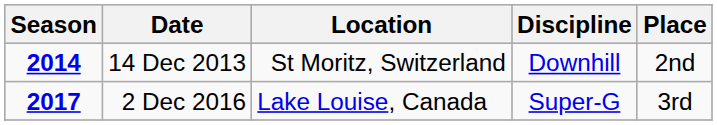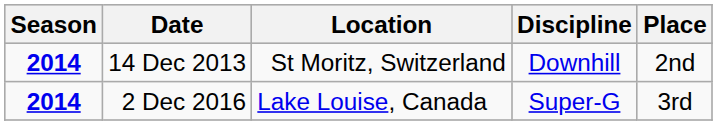(54, 101) 2017 -> (54, 101) 2014
